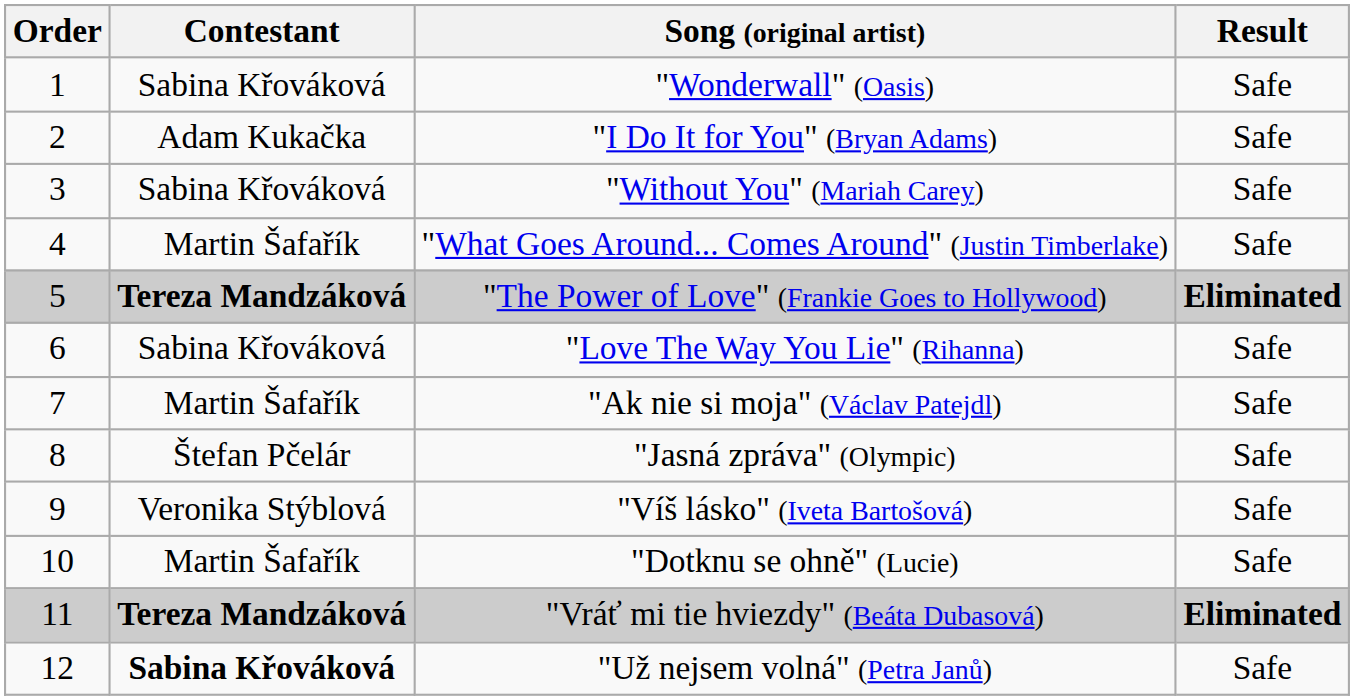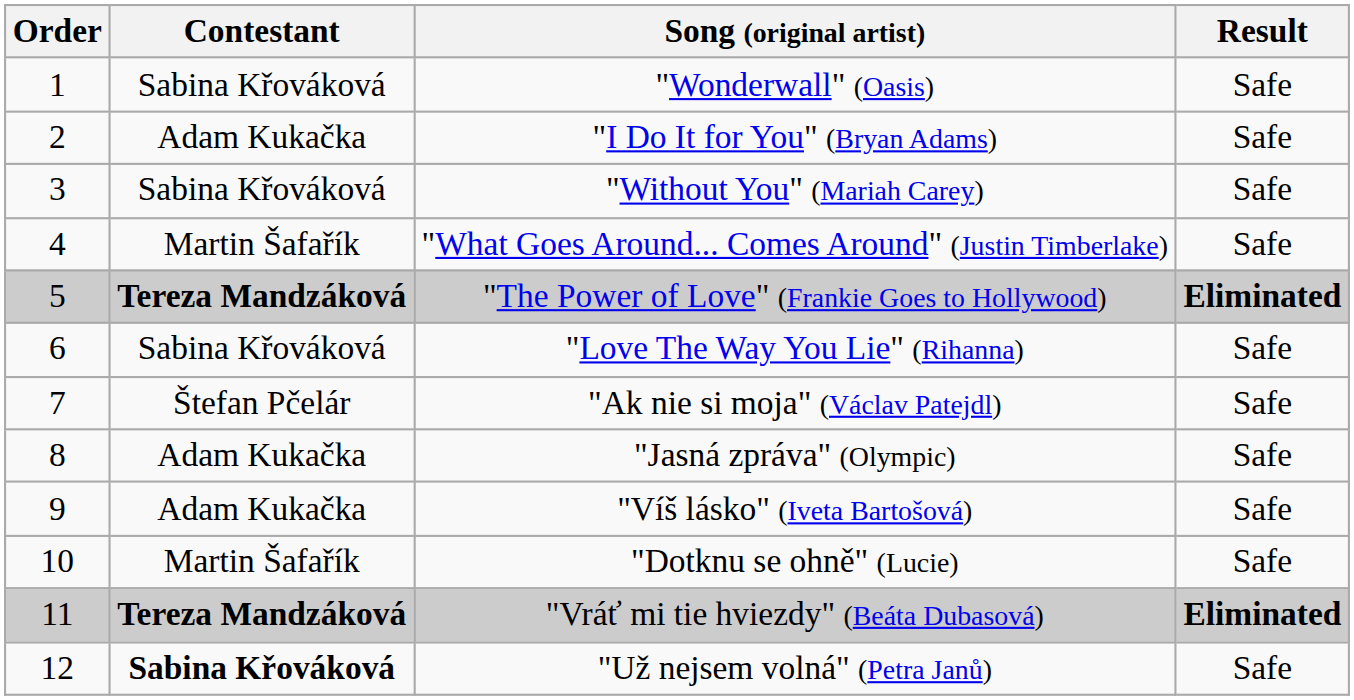(262, 402) Martin Šafařík -> (262, 402) Štefan Pčelár
(262, 455) Štefan Pčelár -> (262, 455) Adam Kukačka
(262, 508) Veronika Stýblová -> (262, 508) Adam Kukačka
